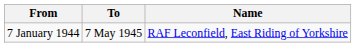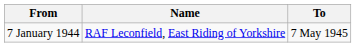columns swapped: (114, 13) <-> (248, 13)
